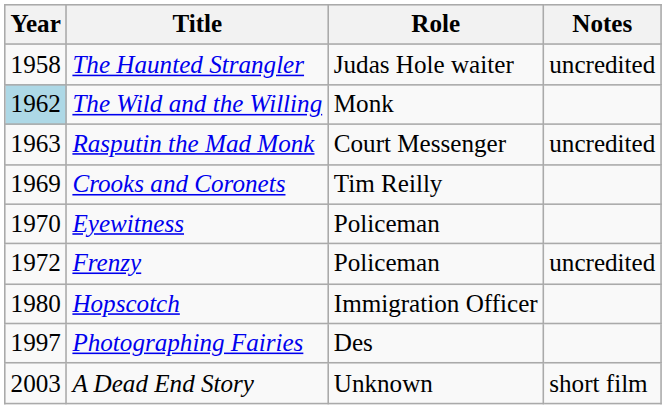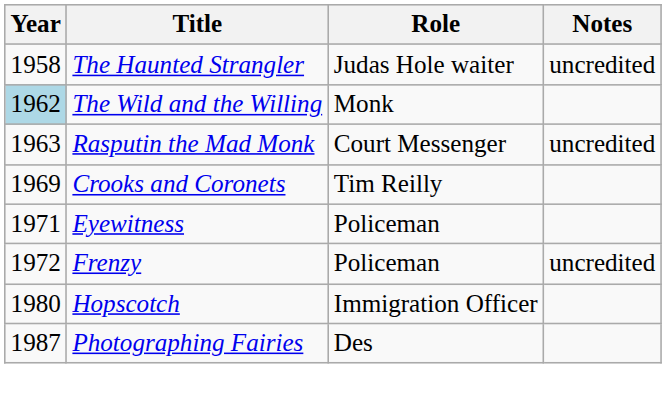(36, 223) 1970 -> (36, 223) 1971
(36, 343) 1997 -> (36, 343) 1987
- row: (163, 382)
